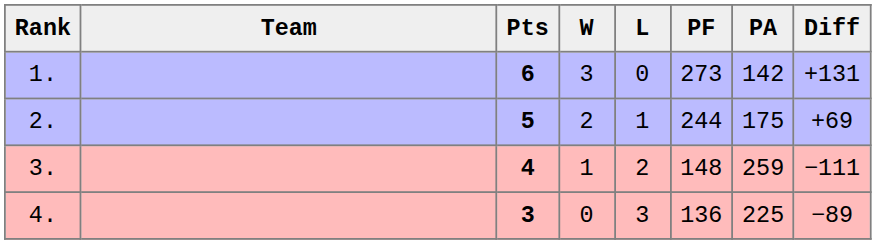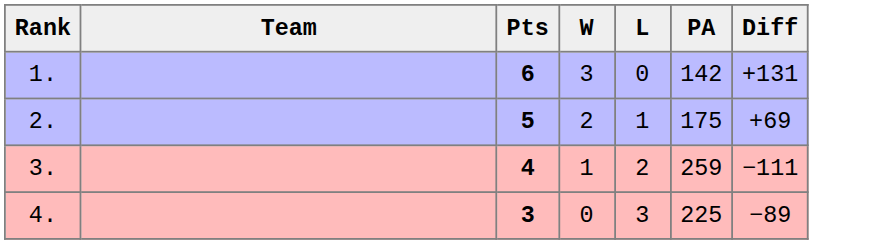- column: (701, 28)
